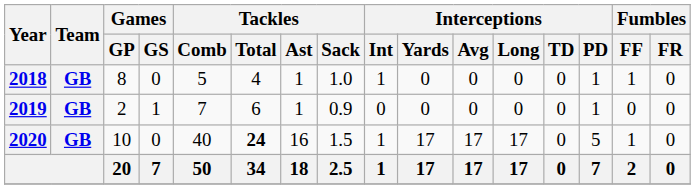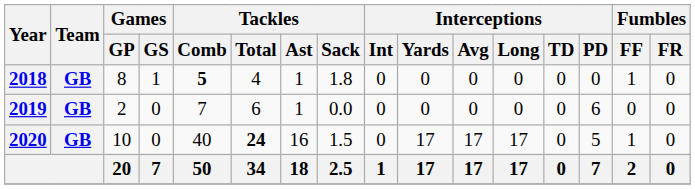(156, 79) 0 -> (156, 79) 1
(202, 79) normal -> (202, 79) bold
(341, 79) 1.0 -> (341, 79) 1.8
(381, 79) 1 -> (381, 79) 0
(596, 79) 1 -> (596, 79) 0
(156, 109) 1 -> (156, 109) 0
(341, 109) 0.9 -> (341, 109) 0.0
(596, 109) 1 -> (596, 109) 6
(381, 139) 1 -> (381, 139) 0
